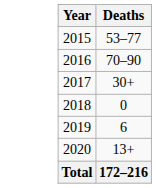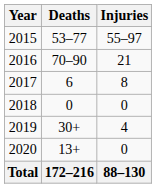+ column: (124, 15)
(124, 82) 30+ -> (69, 82) 6
(124, 127) 6 -> (69, 127) 30+
